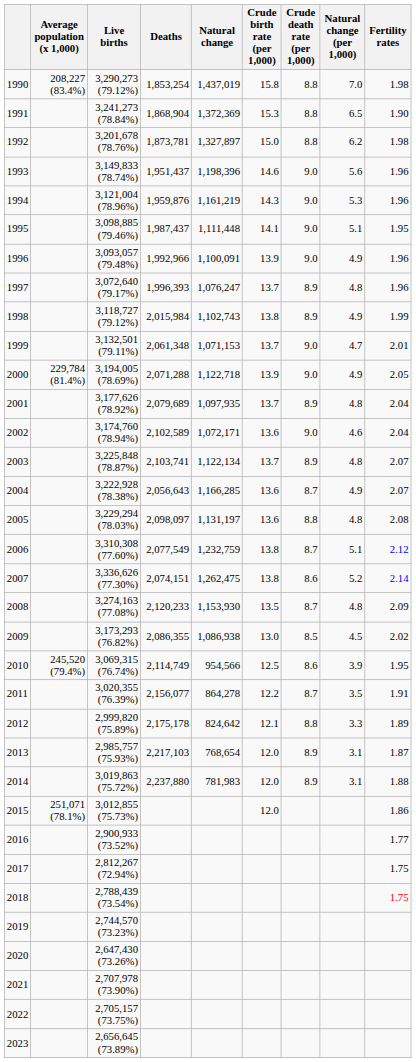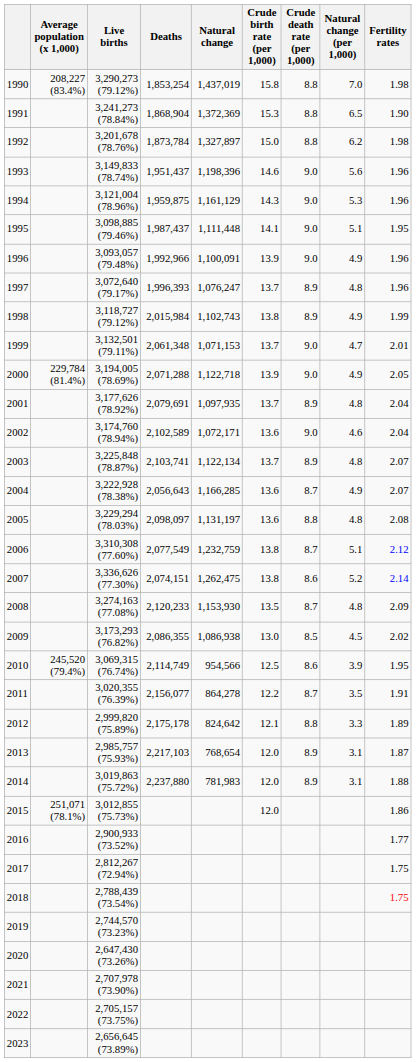(168, 142) 1,873,781 -> (168, 142) 1,873,784
(168, 200) 1,959,876 -> (168, 200) 1,959,875
(219, 200) 1,161,219 -> (219, 200) 1,161,129
(168, 403) 2,079,689 -> (168, 403) 2,079,691
